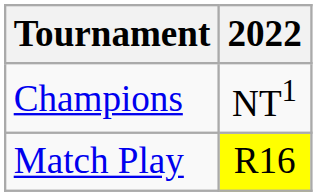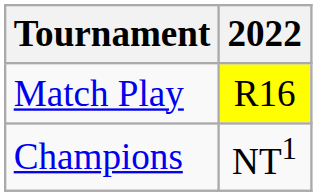rows swapped: (99, 161) <-> (98, 97)
